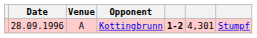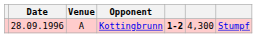(200, 26) 4,301 -> (200, 26) 4,300
